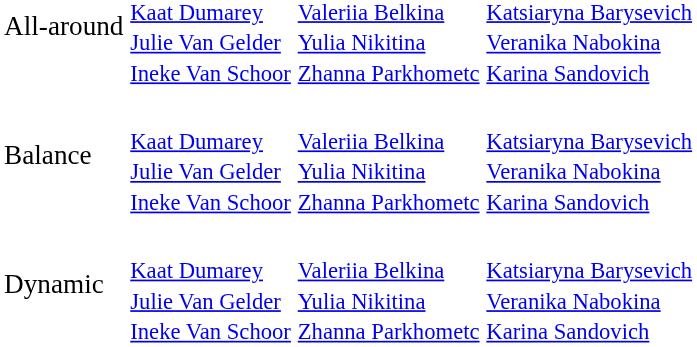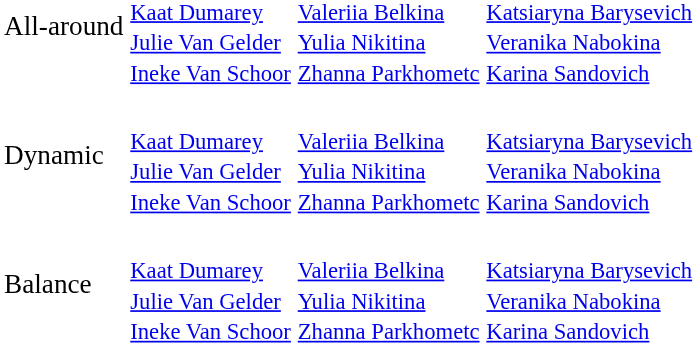rows swapped: (48, 155) <-> (54, 284)
